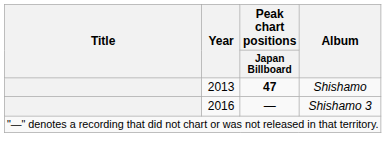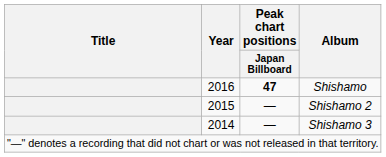(221, 87) 2013 -> (221, 87) 2016
+ row: (340, 106)
(221, 106) 2016 -> (221, 125) 2014
